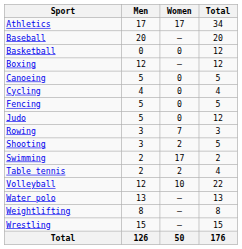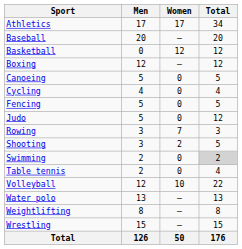(179, 51) 0 -> (179, 51) 12
(179, 158) 17 -> (179, 158) 0
(218, 158) no background -> (218, 158) lightgrey background
(179, 171) 2 -> (179, 171) 0
